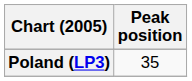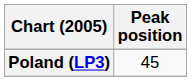(150, 62) 35 -> (150, 62) 45
